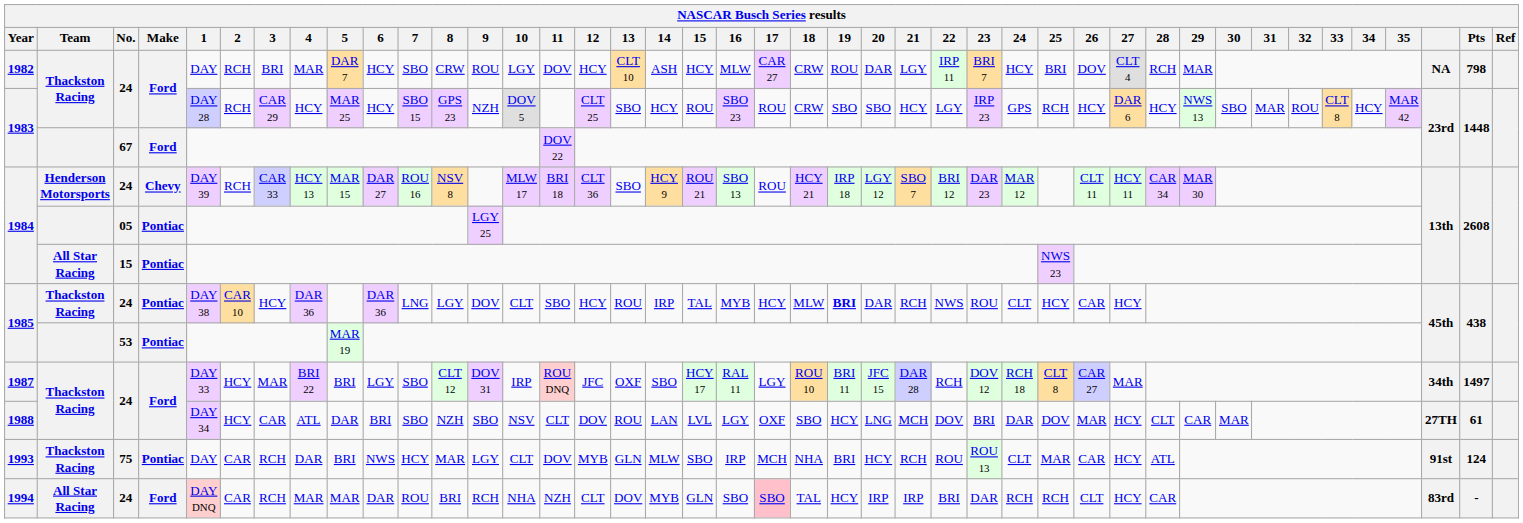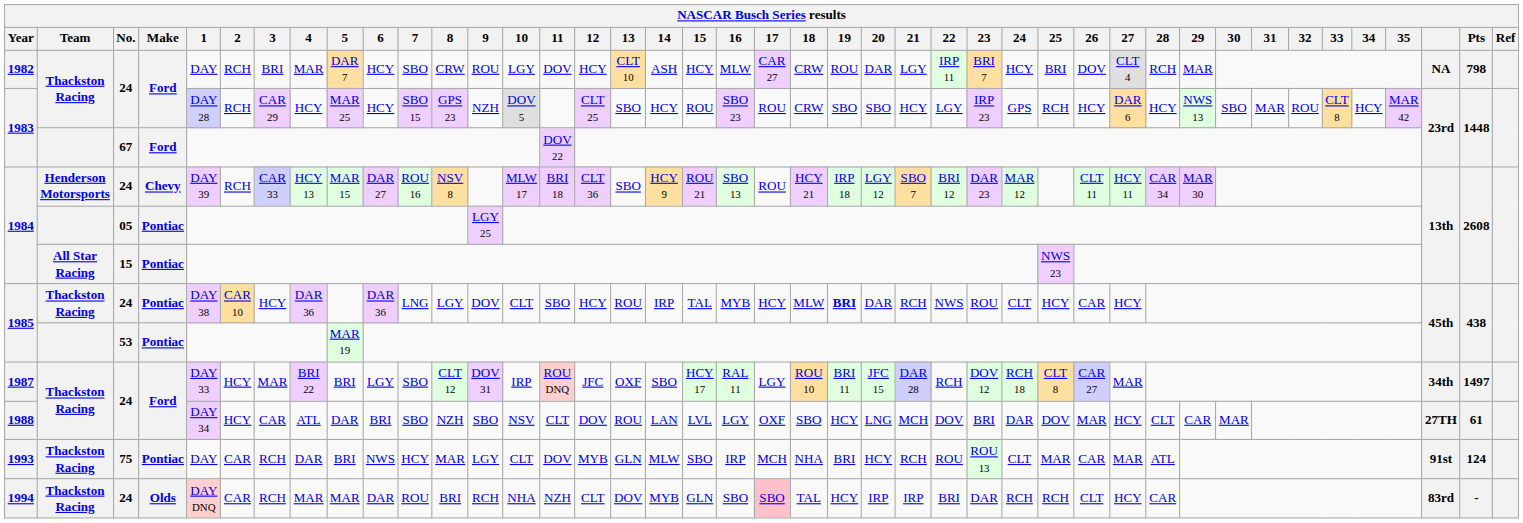(1128, 459) HCY -> (1128, 459) MAR
(75, 498) All Star Racing -> (75, 498) Thackston Racing
(163, 498) Ford -> (163, 498) Olds
